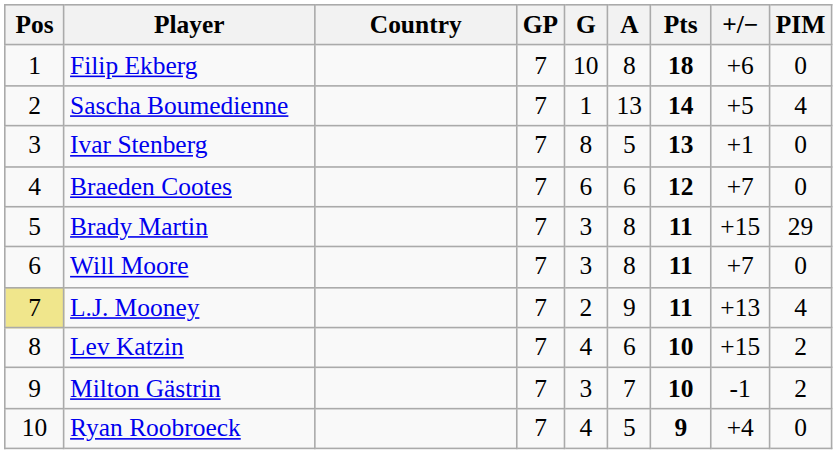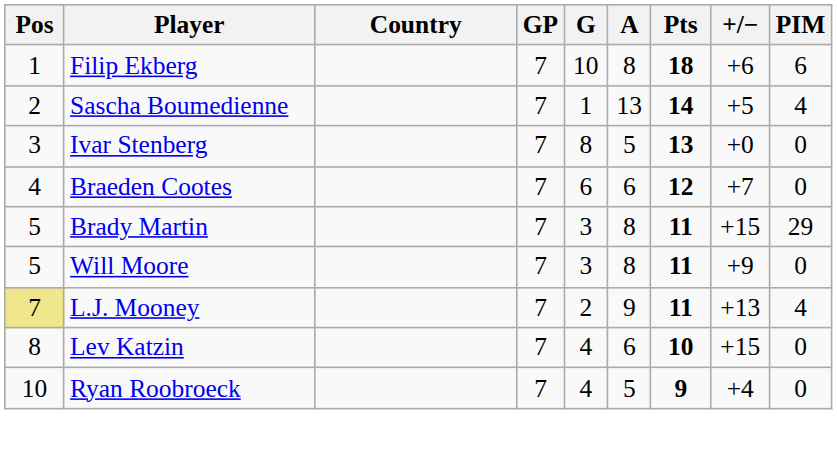(801, 65) 0 -> (801, 65) 6
(740, 145) +1 -> (740, 145) +0
(35, 266) 6 -> (35, 266) 5
(740, 266) +7 -> (740, 266) +9
(801, 347) 2 -> (801, 347) 0
- row: (145, 387)
